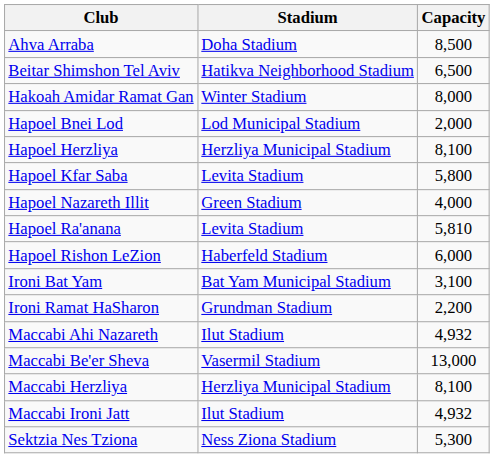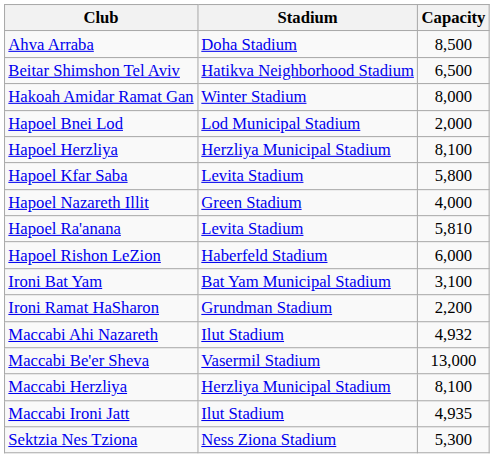(453, 413) 4,932 -> (453, 413) 4,935
